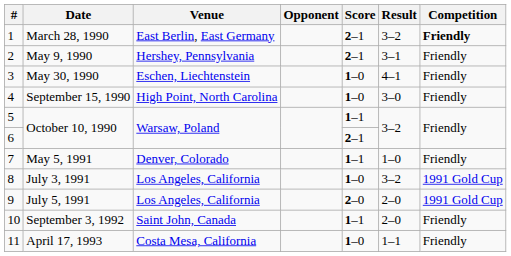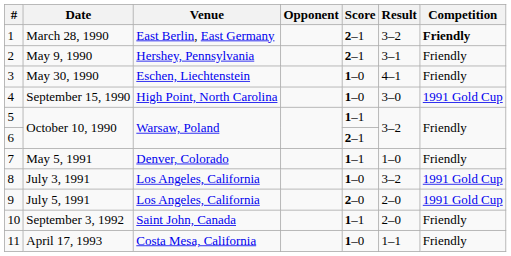(445, 96) Friendly -> (463, 96) 1991 Gold Cup
